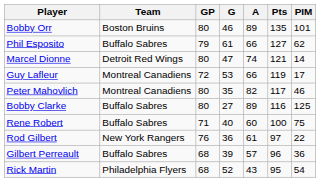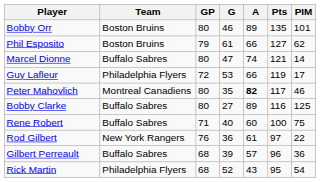(135, 43) Buffalo Sabres -> (133, 43) Boston Bruins
(143, 59) Detroit Red Wings -> (135, 59) Buffalo Sabres
(147, 75) Montreal Canadiens -> (144, 75) Philadelphia Flyers
(251, 91) normal -> (251, 91) bold
